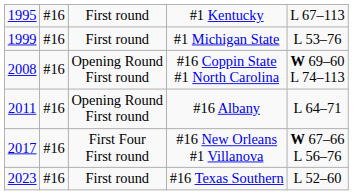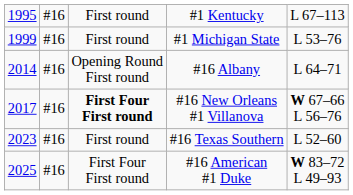- row: (227, 69)
(22, 108) 2011 -> (22, 69) 2014
(117, 147) normal -> (117, 108) bold
+ row: (227, 170)
